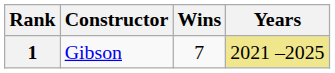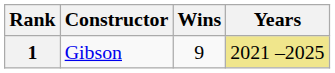(199, 51) 7 -> (199, 51) 9
